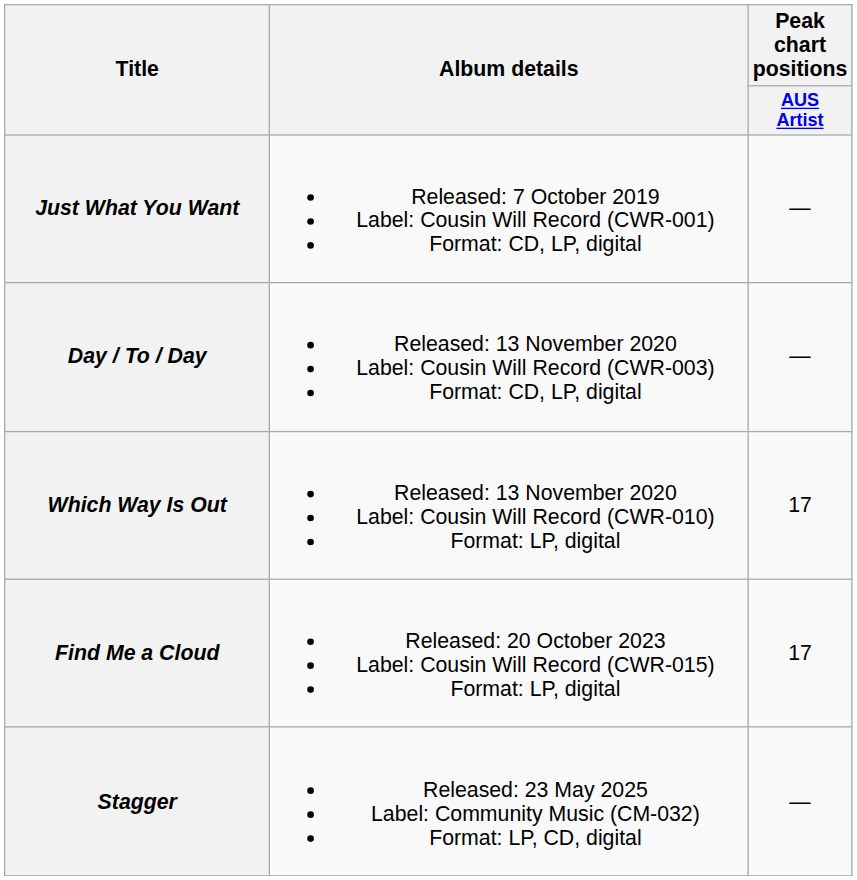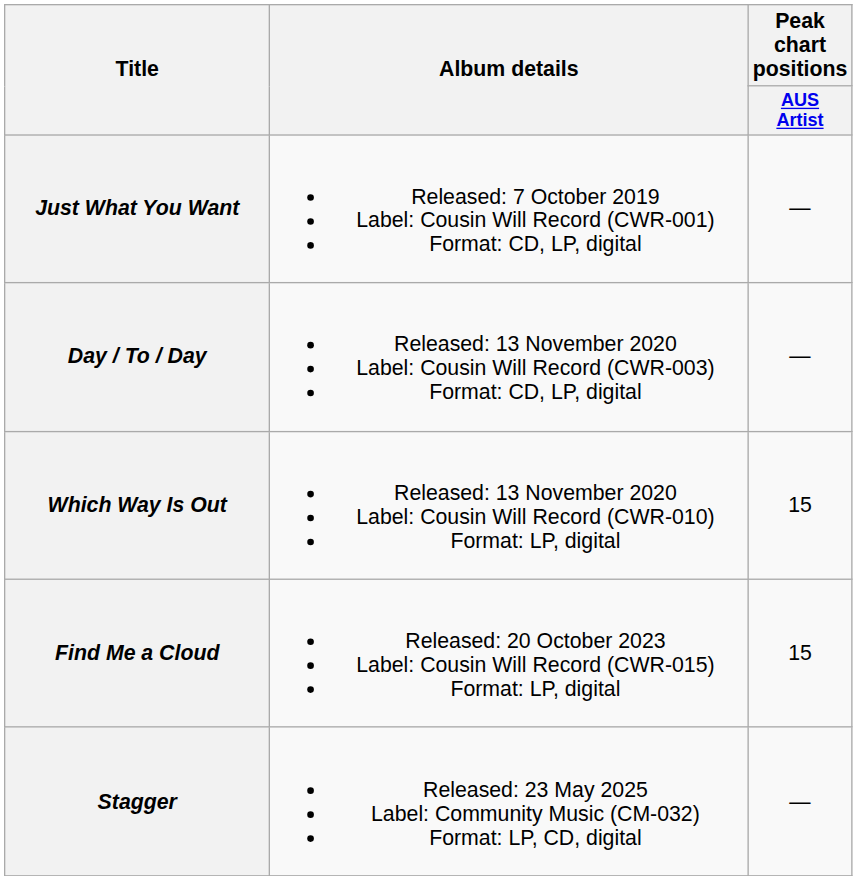(800, 504) 17 -> (800, 504) 15
(800, 653) 17 -> (800, 653) 15
